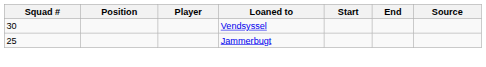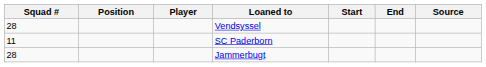(11, 26) 30 -> (11, 26) 28
+ row: (244, 41)
(11, 41) 25 -> (11, 55) 28
